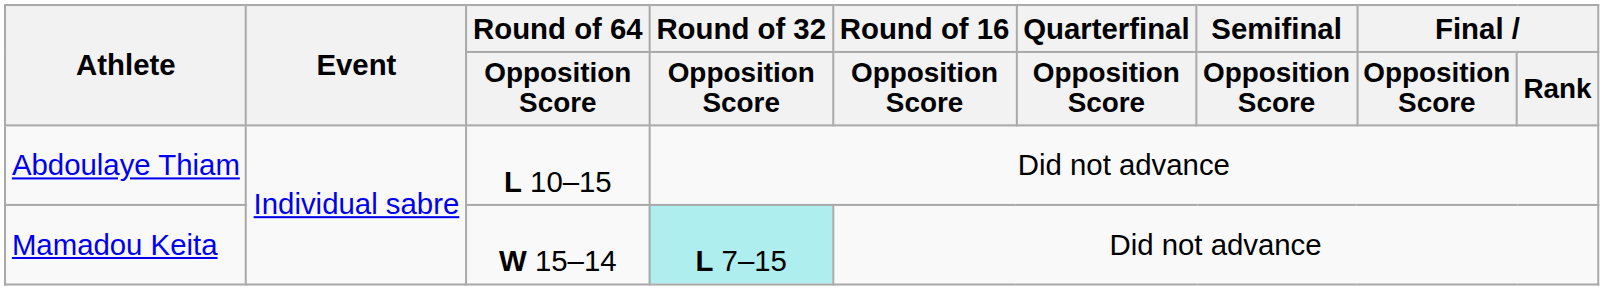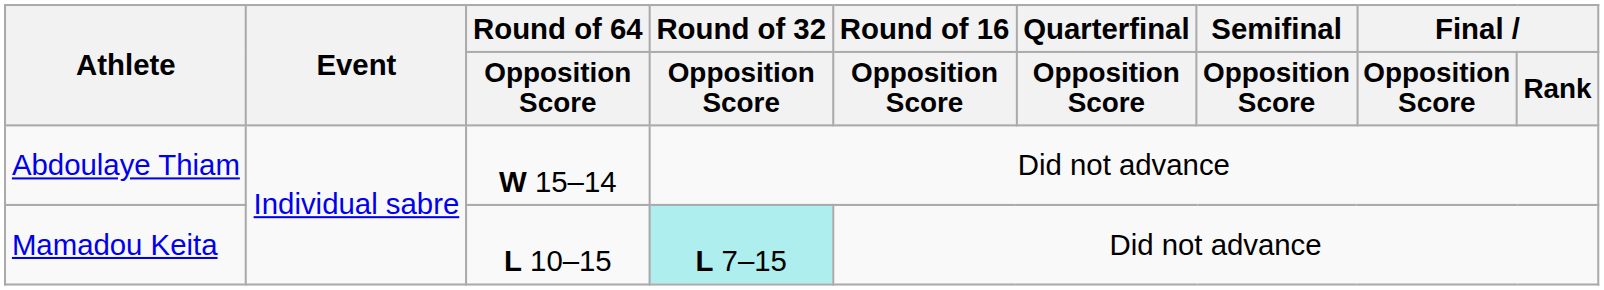(558, 182) L 10–15 -> (558, 182) W 15–14
(558, 261) W 15–14 -> (558, 261) L 10–15
